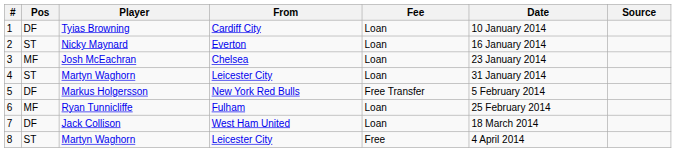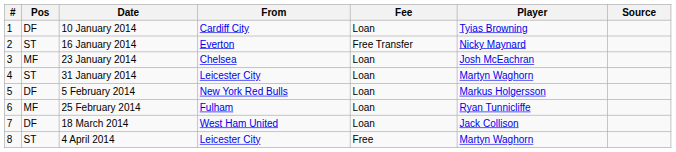columns swapped: (134, 12) <-> (538, 12)
(376, 44) Loan -> (383, 44) Free Transfer
(395, 92) Free Transfer -> (364, 92) Loan
